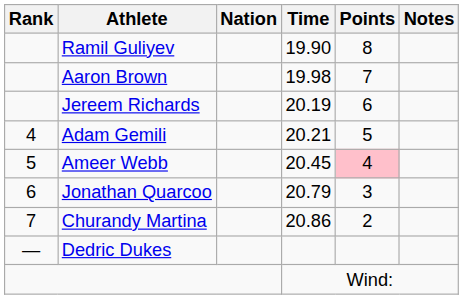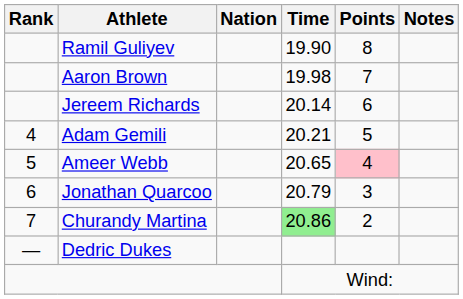(308, 105) 20.19 -> (308, 105) 20.14
(308, 163) 20.45 -> (308, 163) 20.65
(308, 221) no background -> (308, 221) lightgreen background
